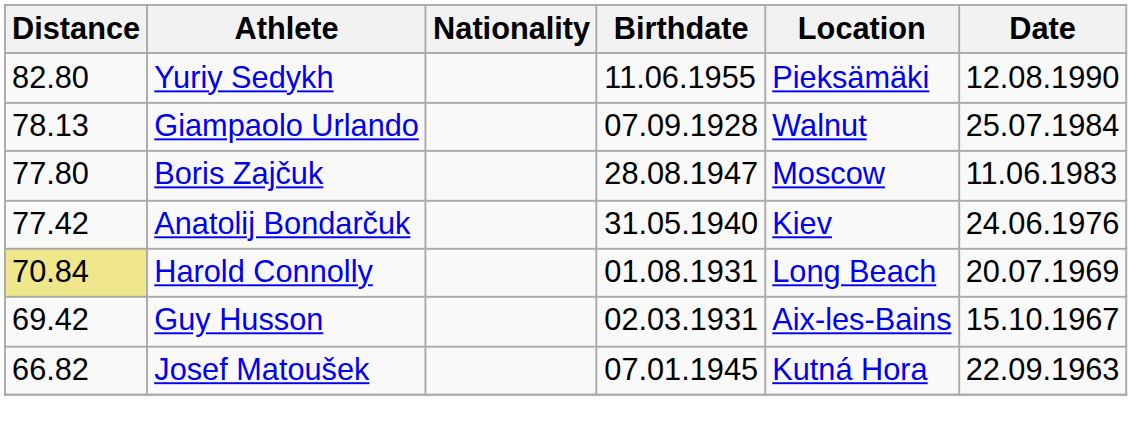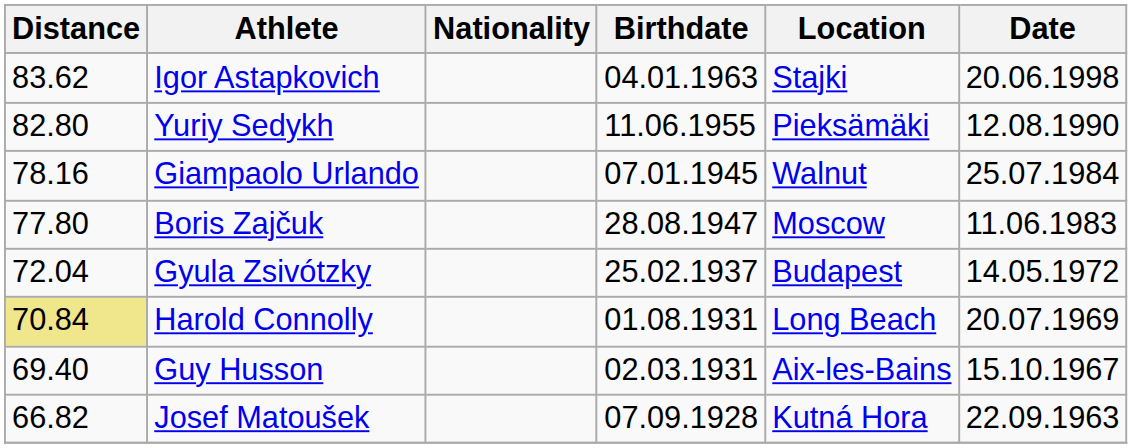+ row: (267, 77)
(50, 126) 78.13 -> (50, 175) 78.16
(681, 126) 07.09.1928 -> (681, 175) 07.01.1945
- row: (282, 223)
+ row: (263, 272)
(50, 321) 69.42 -> (50, 369) 69.40
(681, 369) 07.01.1945 -> (681, 418) 07.09.1928
